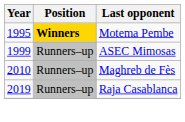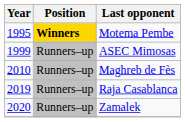+ row: (120, 107)
